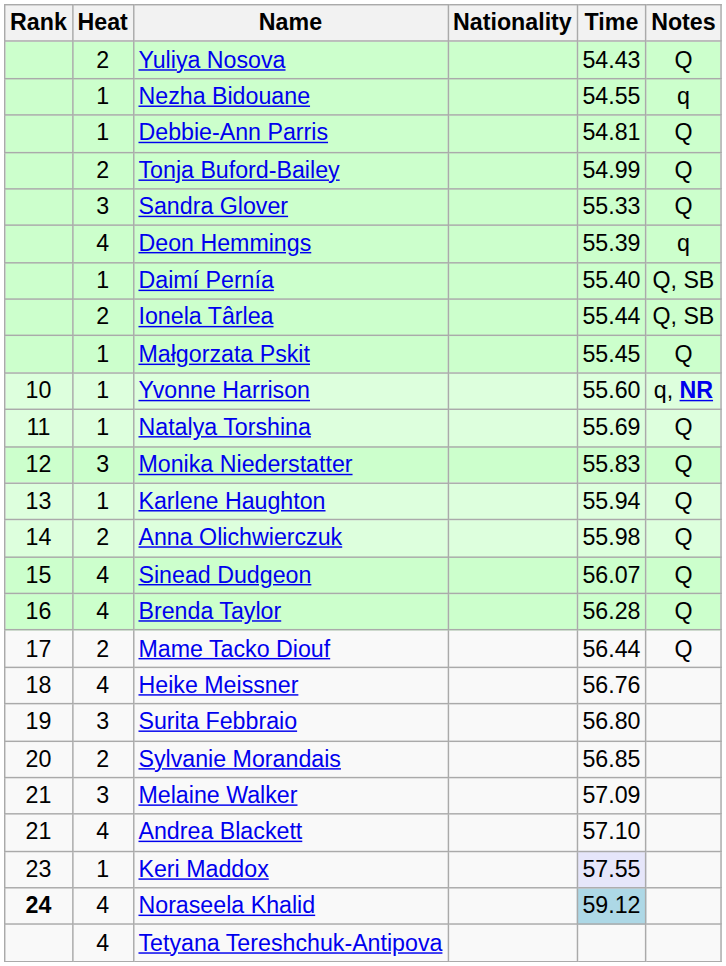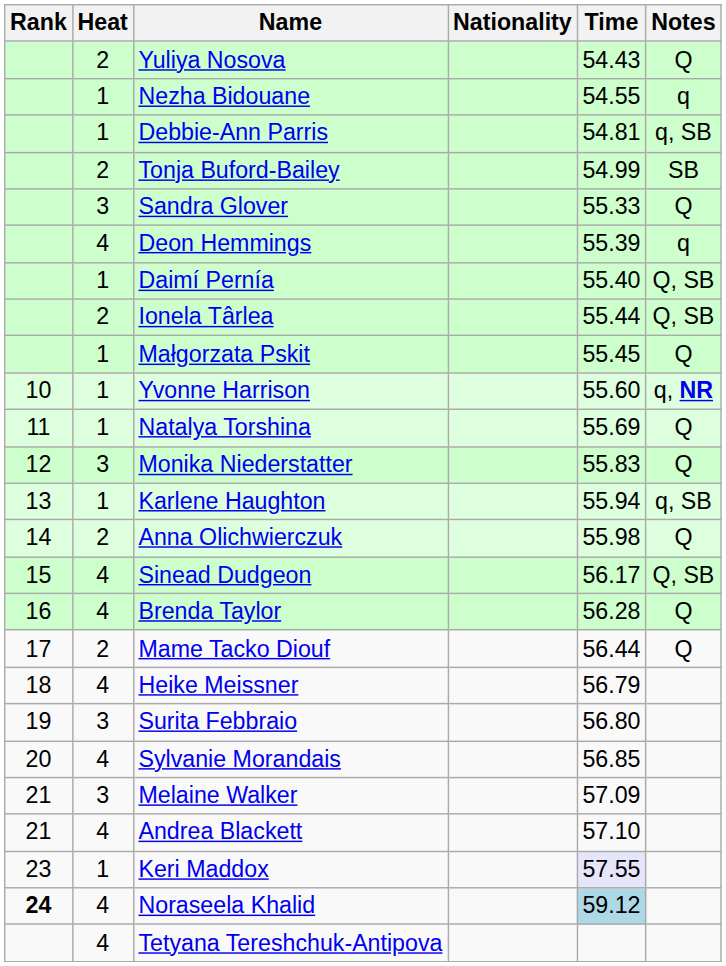(683, 133) Q -> (683, 133) q, SB
(683, 170) Q -> (683, 170) SB
(683, 501) Q -> (683, 501) q, SB
(611, 574) 56.07 -> (611, 574) 56.17
(683, 574) Q -> (683, 574) Q, SB
(611, 685) 56.76 -> (611, 685) 56.79
(103, 758) 2 -> (103, 758) 4
